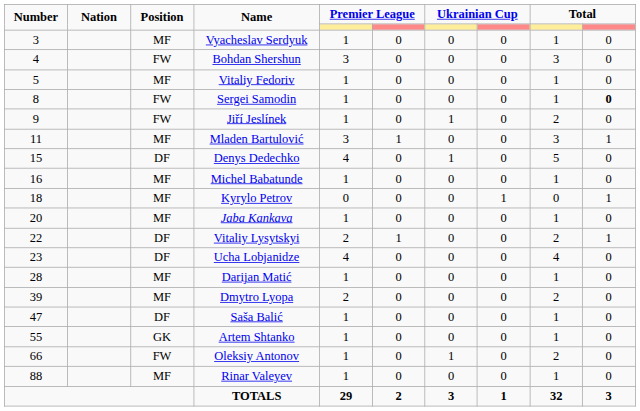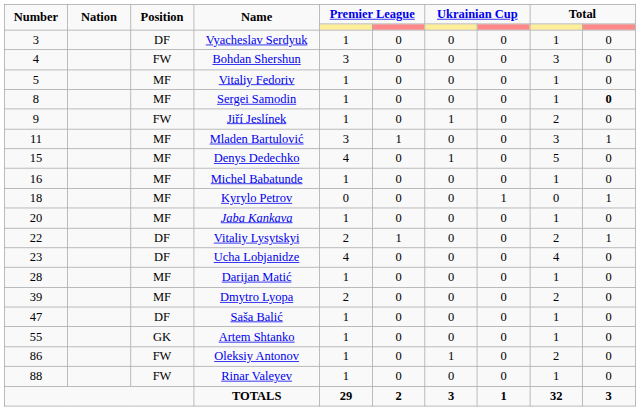(162, 39) MF -> (162, 39) DF
(162, 99) FW -> (162, 99) MF
(162, 158) DF -> (162, 158) MF
(36, 356) 66 -> (36, 356) 86
(162, 376) MF -> (162, 376) FW
